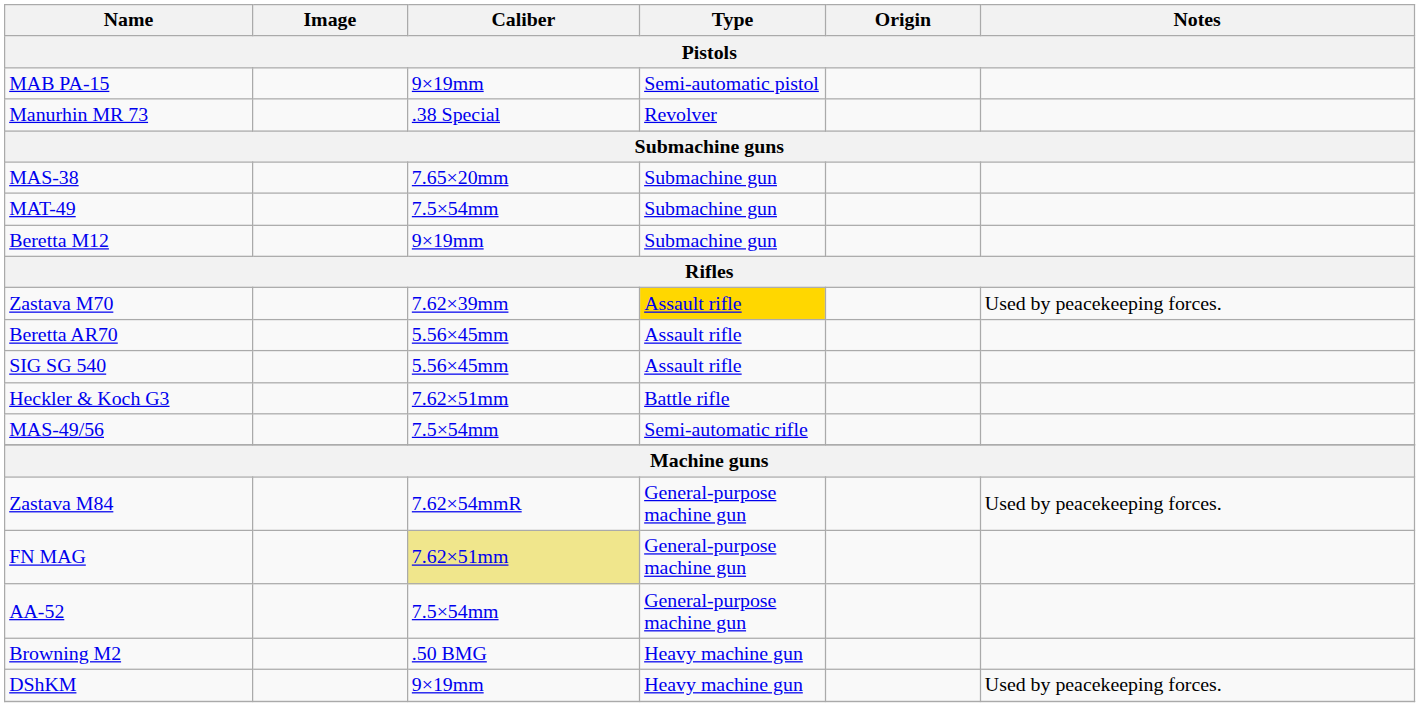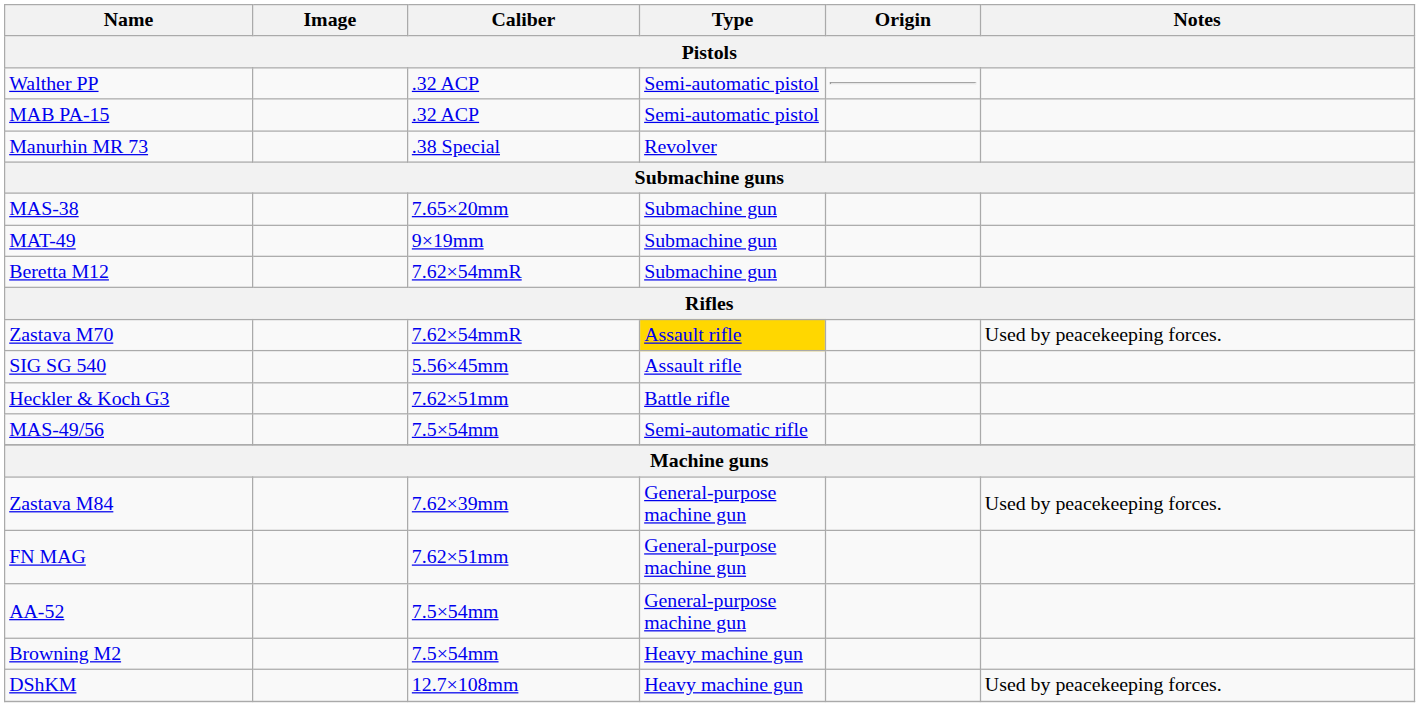+ row: (54, 83)
(448, 83) 9×19mm -> (445, 114) .32 ACP
(455, 209) 7.5×54mm -> (448, 240) 9×19mm
(448, 240) 9×19mm -> (467, 271) 7.62×54mmR
(460, 303) 7.62×39mm -> (467, 334) 7.62×54mmR
- row: (63, 334)
(467, 503) 7.62×54mmR -> (460, 503) 7.62×39mm
(460, 557) khaki background -> (460, 557) no background
(449, 653) .50 BMG -> (455, 653) 7.5×54mm
(448, 685) 9×19mm -> (465, 685) 12.7×108mm
